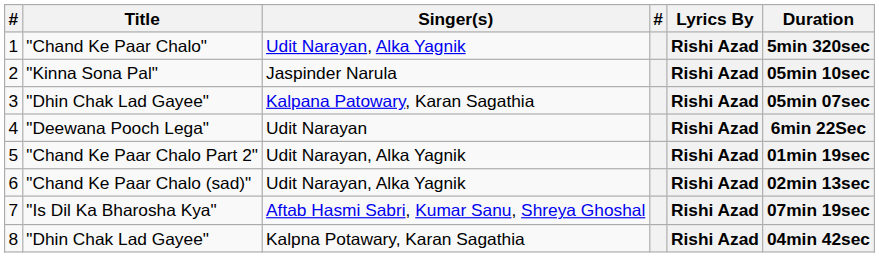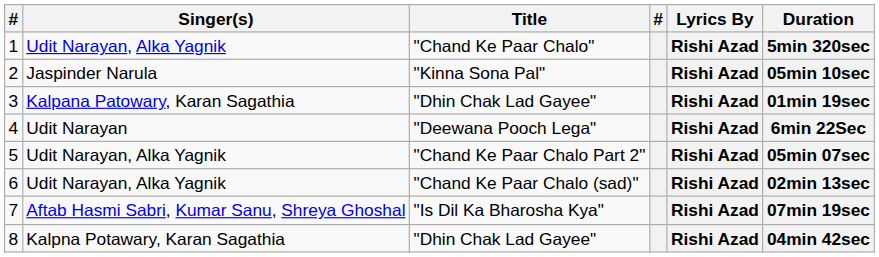columns swapped: (142, 18) <-> (456, 18)
(818, 101) 05min 07sec -> (818, 101) 01min 19sec
(818, 156) 01min 19sec -> (818, 156) 05min 07sec
